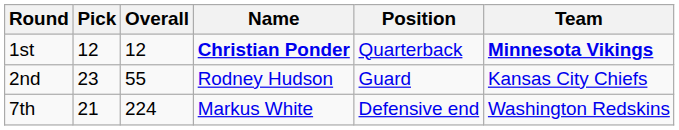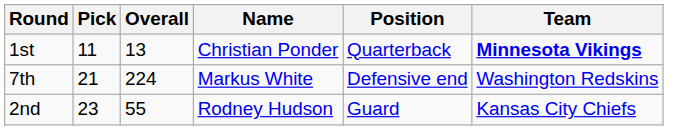(88, 49) 12 -> (87, 49) 11
(135, 49) 12 -> (135, 49) 13
(274, 49) bold -> (268, 49) normal
rows swapped: (25, 79) <-> (22, 109)
